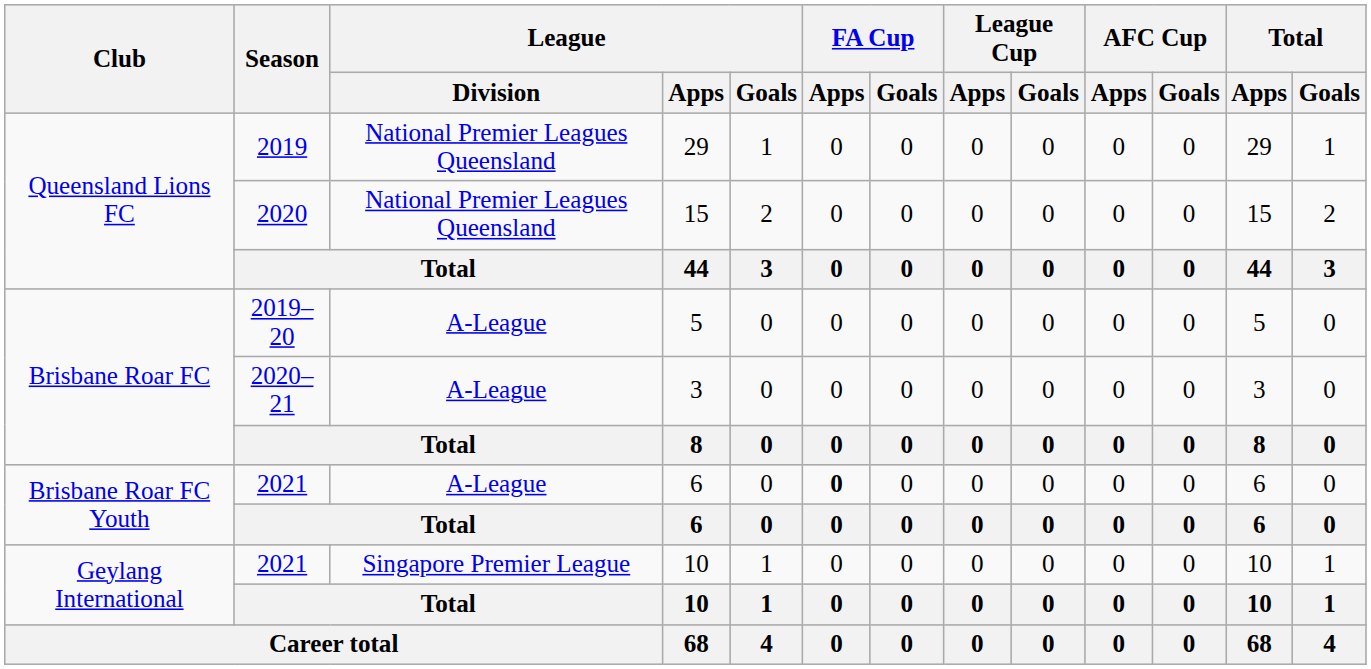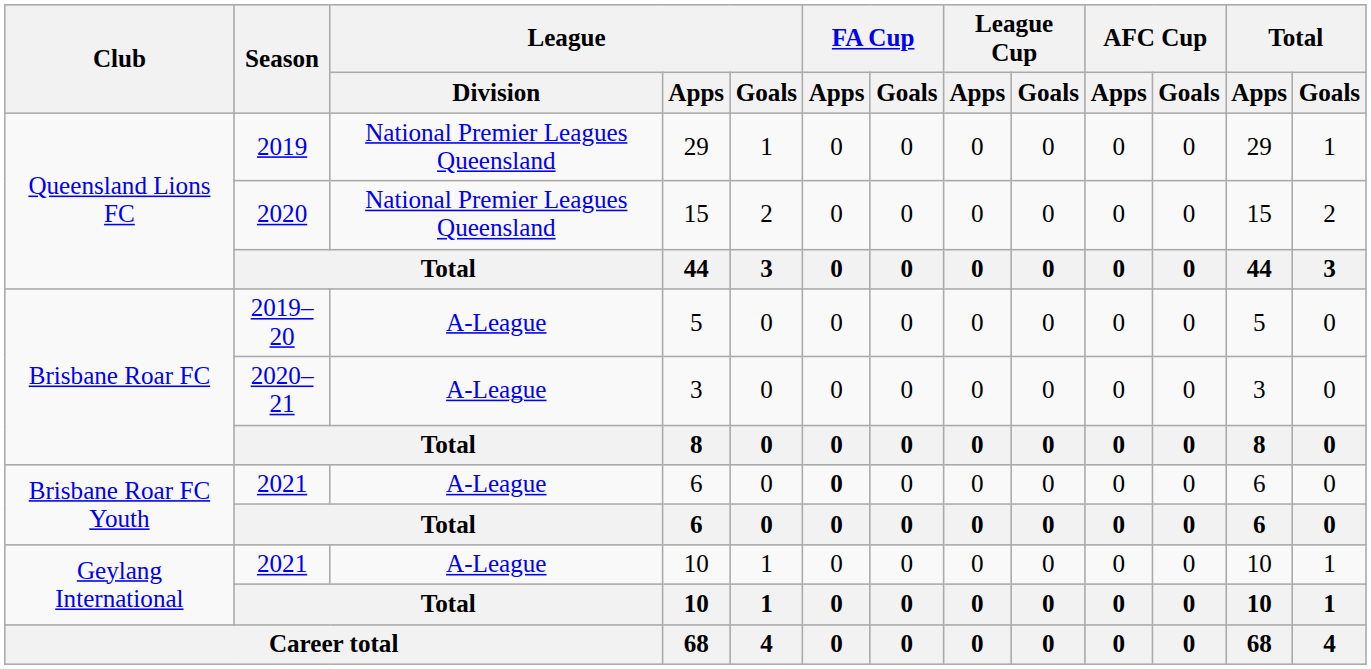(496, 564) Singapore Premier League -> (496, 564) A-League
